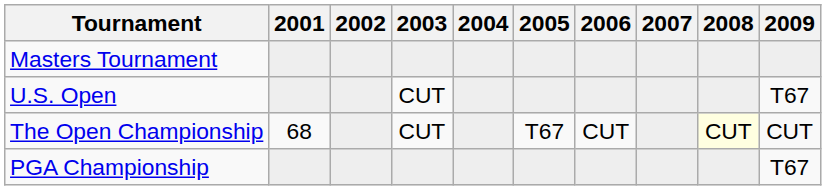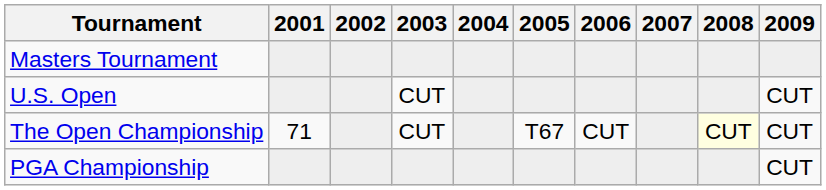(790, 95) T67 -> (790, 95) CUT
(299, 131) 68 -> (299, 131) 71
(790, 167) T67 -> (790, 167) CUT
